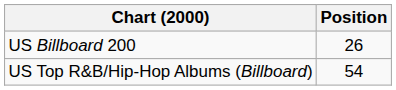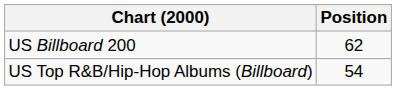(354, 44) 26 -> (354, 44) 62
